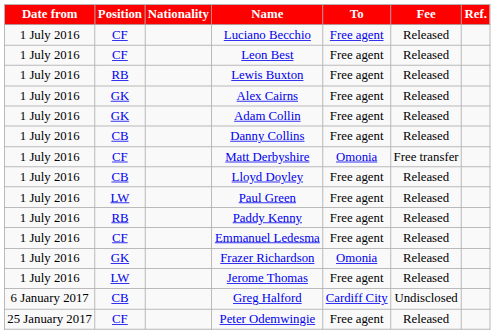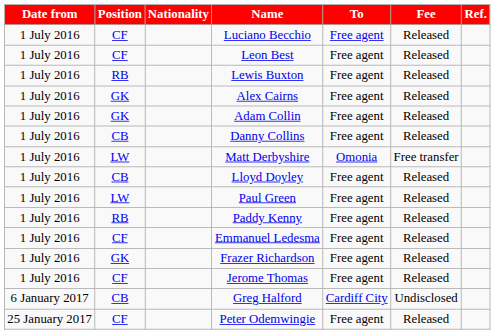(120, 156) CF -> (120, 156) LW
(357, 258) Omonia -> (357, 258) Free agent
(120, 278) LW -> (120, 278) CF
